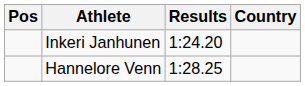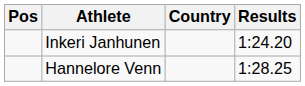columns swapped: (265, 17) <-> (198, 17)
